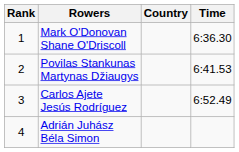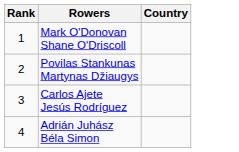- column: (212, 13)
